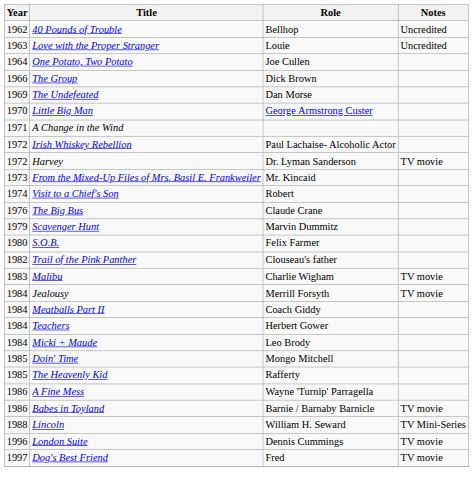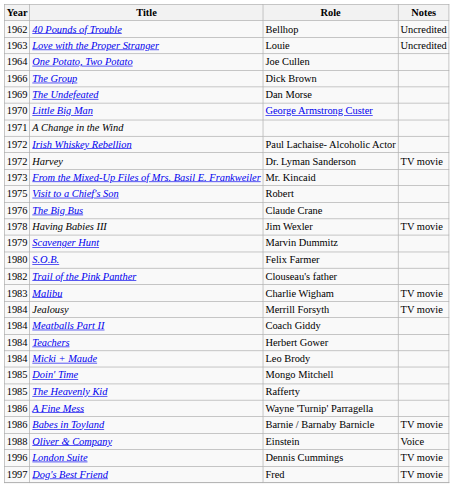(17, 194) 1974 -> (17, 194) 1975
+ row: (70, 227)
- row: (48, 425)
+ row: (72, 441)
